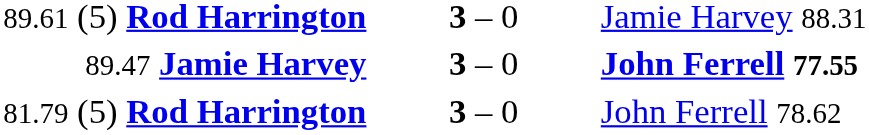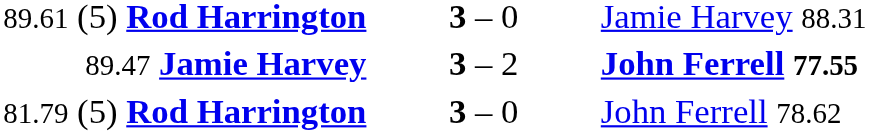(484, 63) 3 – 0 -> (484, 63) 3 – 2
